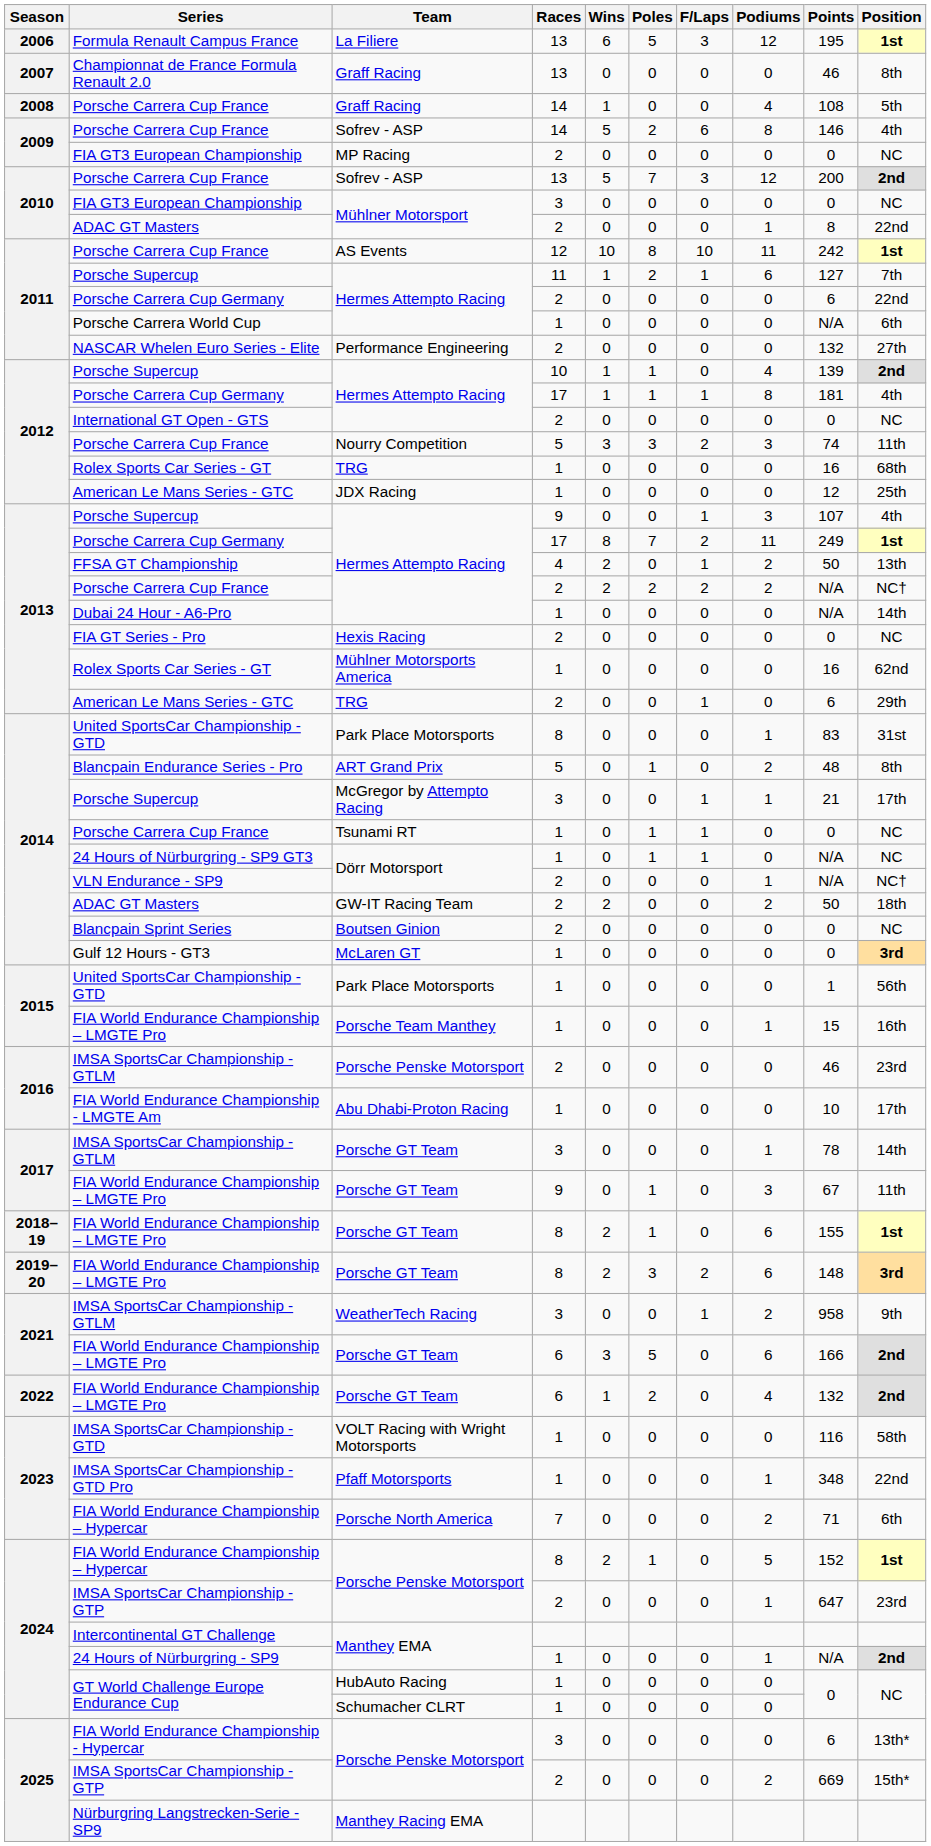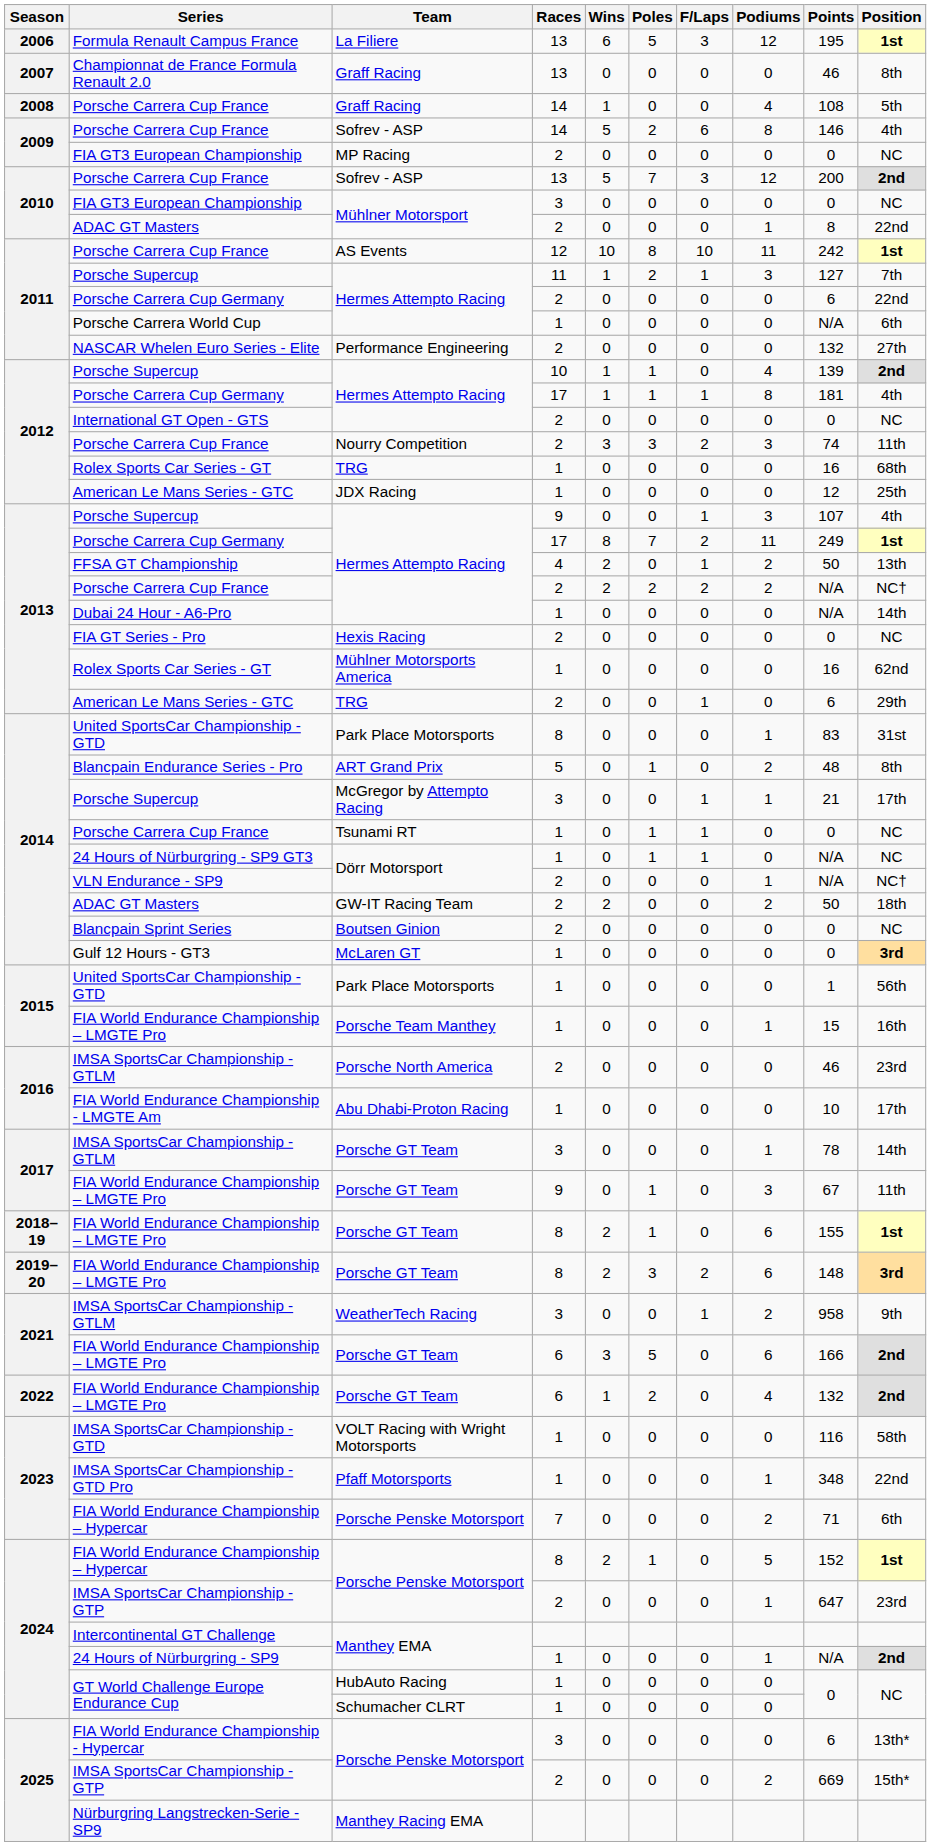(768, 275) 6 -> (768, 275) 3
(559, 444) 5 -> (559, 444) 2
(430, 1068) Porsche Penske Motorsport -> (414, 1068) Porsche North America
(414, 1520) Porsche North America -> (430, 1520) Porsche Penske Motorsport
